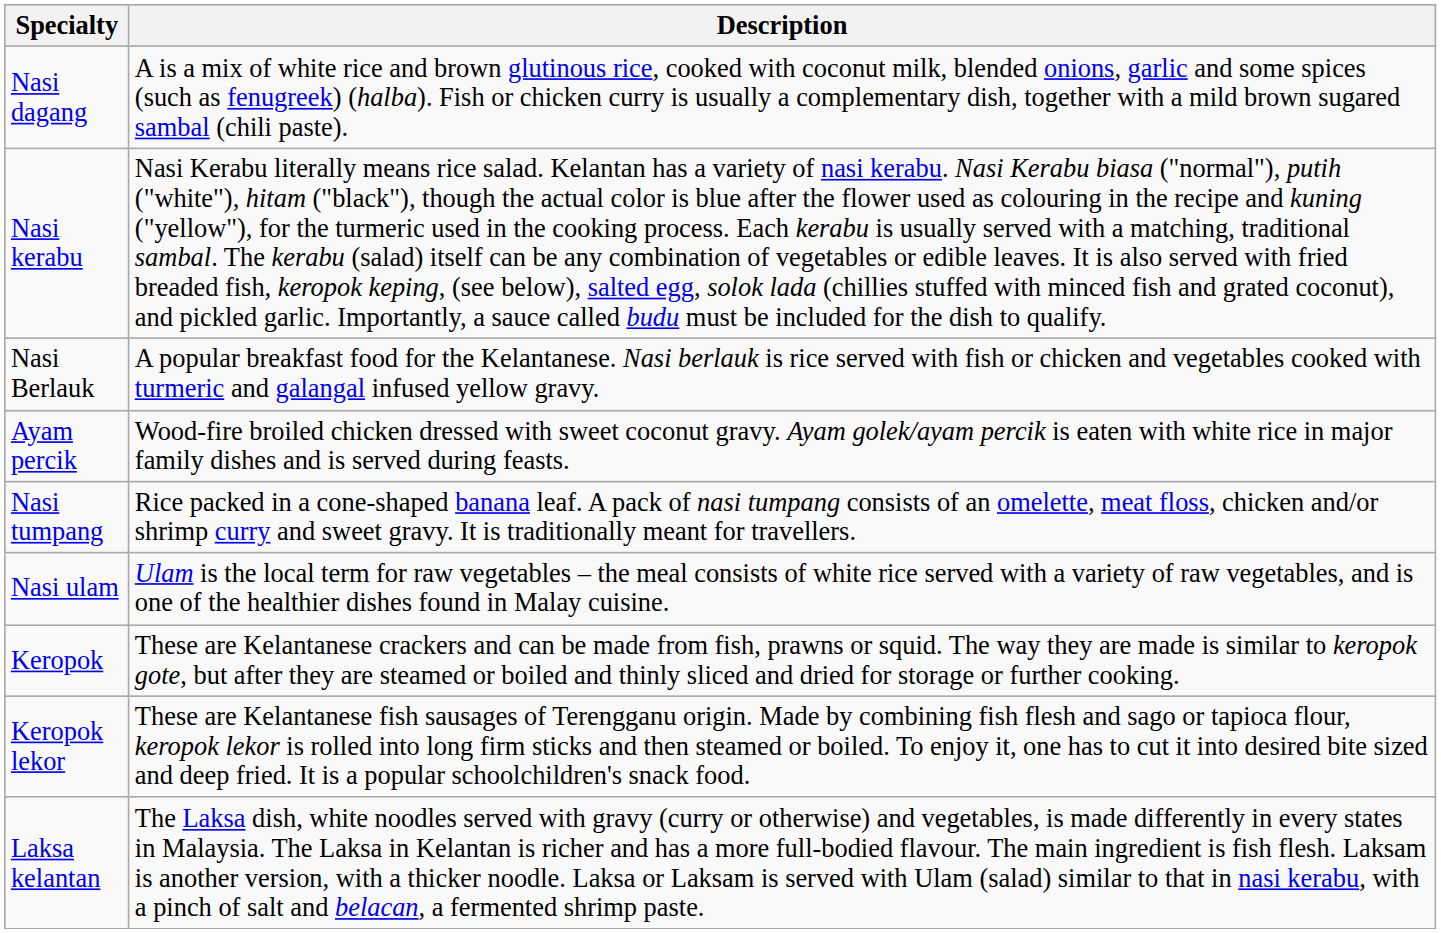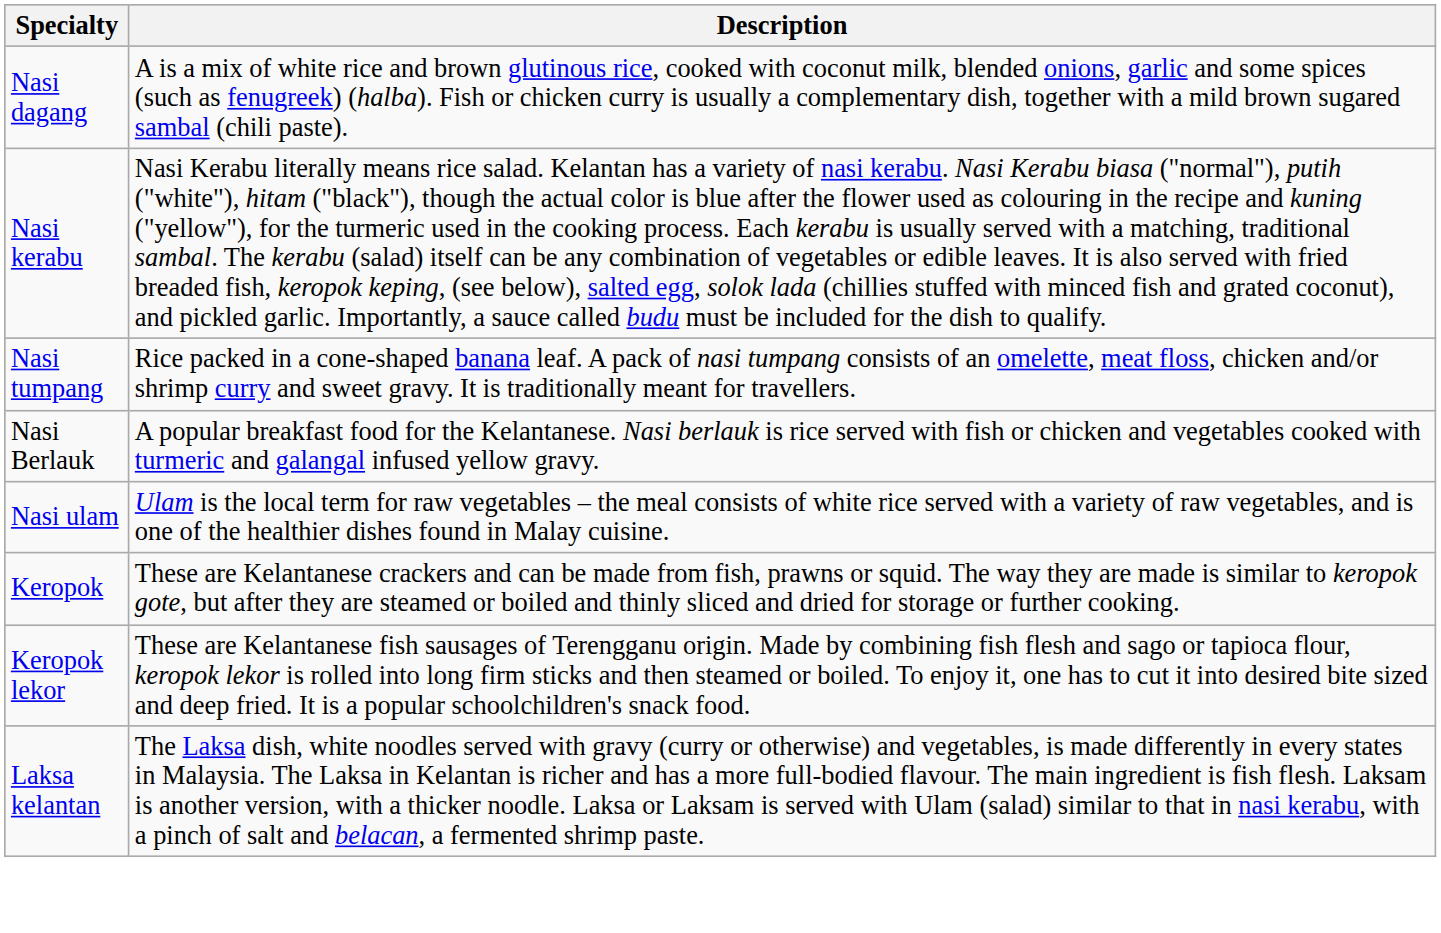rows swapped: (57, 516) <-> (53, 373)
- row: (44, 445)
